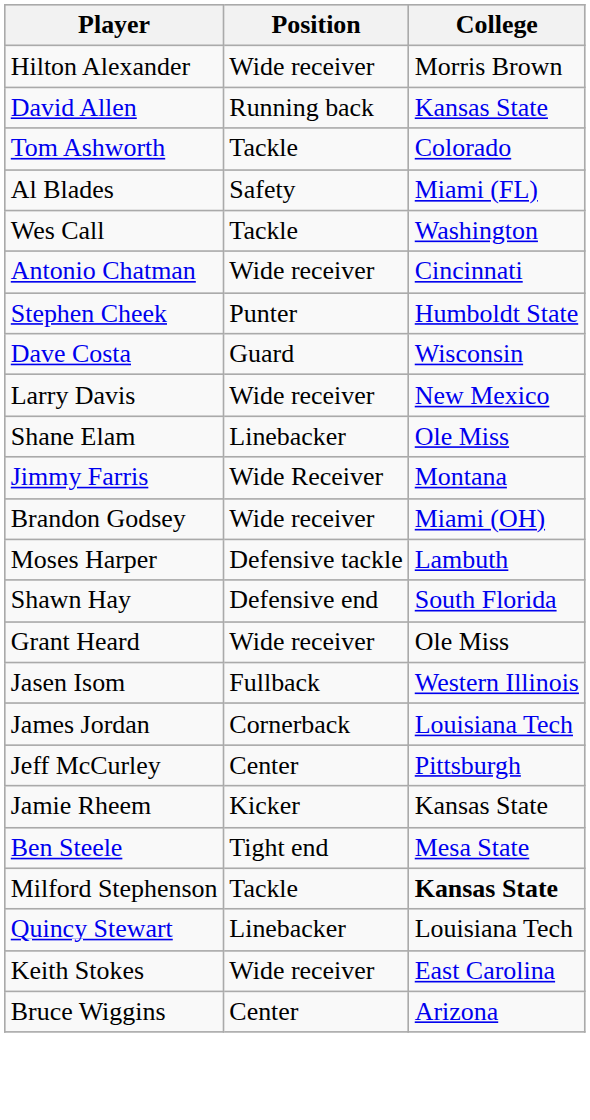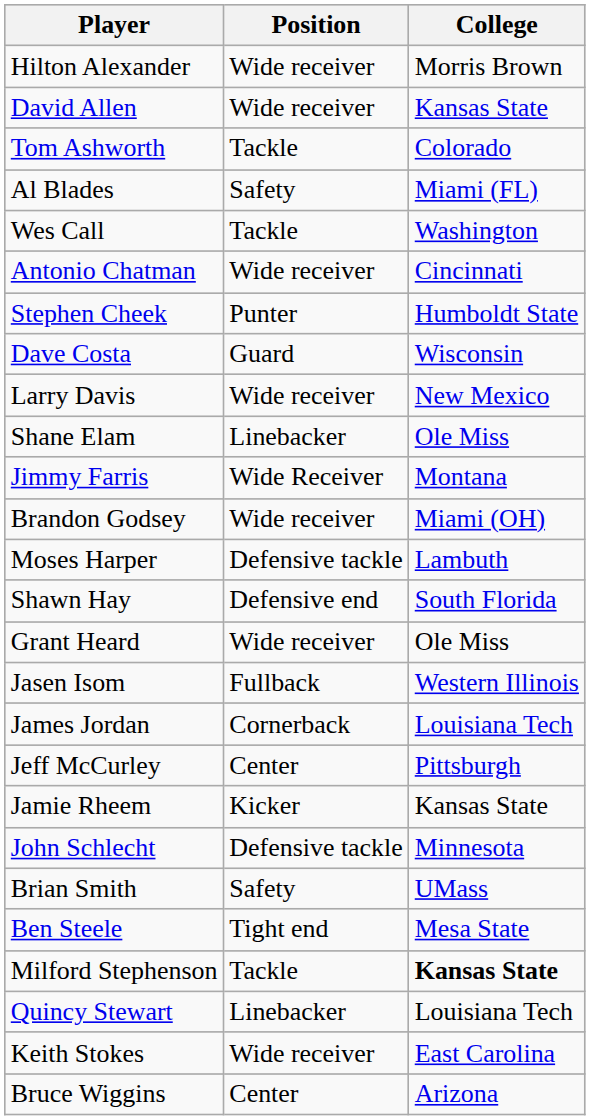(302, 107) Running back -> (302, 107) Wide receiver
+ row: (83, 847)
+ row: (74, 888)
